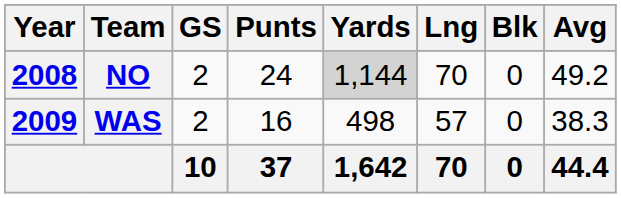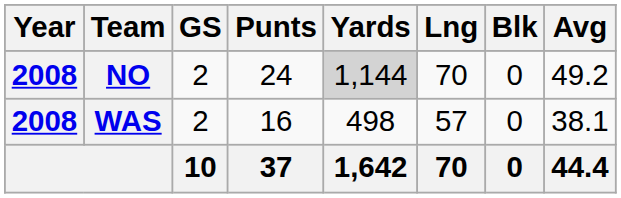(44, 121) 2009 -> (44, 121) 2008
(580, 121) 38.3 -> (580, 121) 38.1
